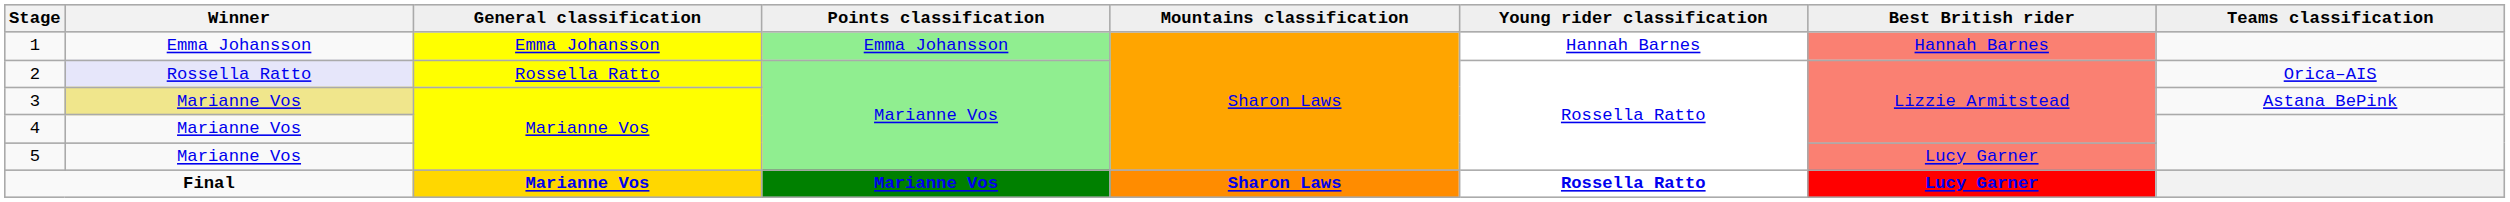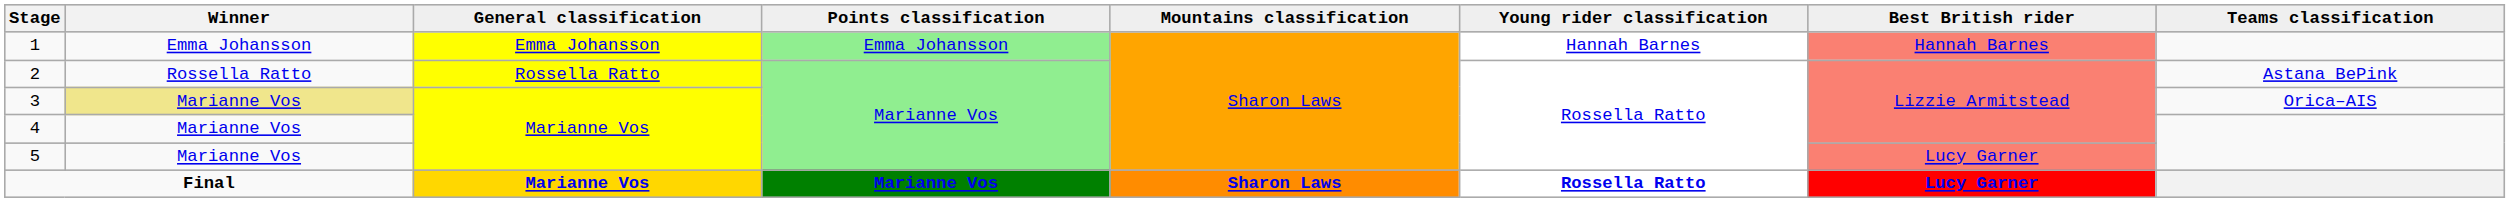(239, 73) lavender background -> (239, 73) no background
(2330, 73) Orica–AIS -> (2330, 73) Astana BePink
(2330, 101) Astana BePink -> (2330, 101) Orica–AIS
